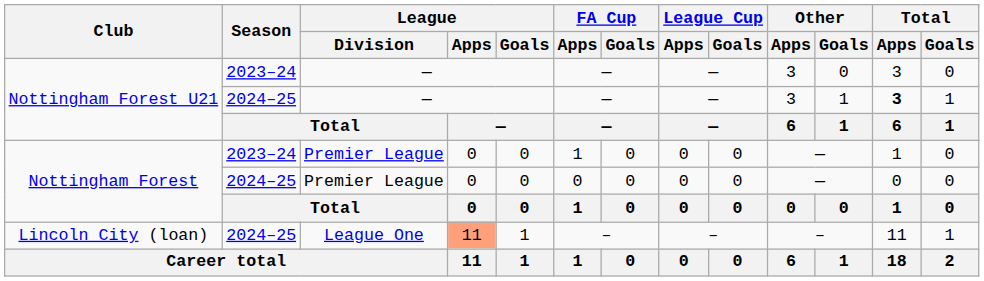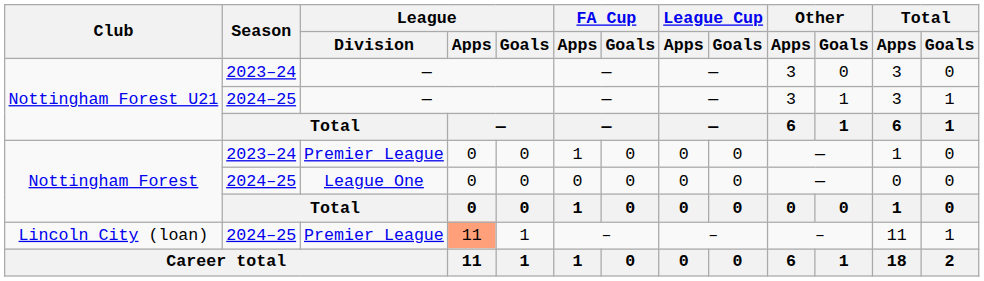(897, 100) bold -> (897, 100) normal
(374, 181) Premier League -> (374, 181) League One
(374, 235) League One -> (374, 235) Premier League
